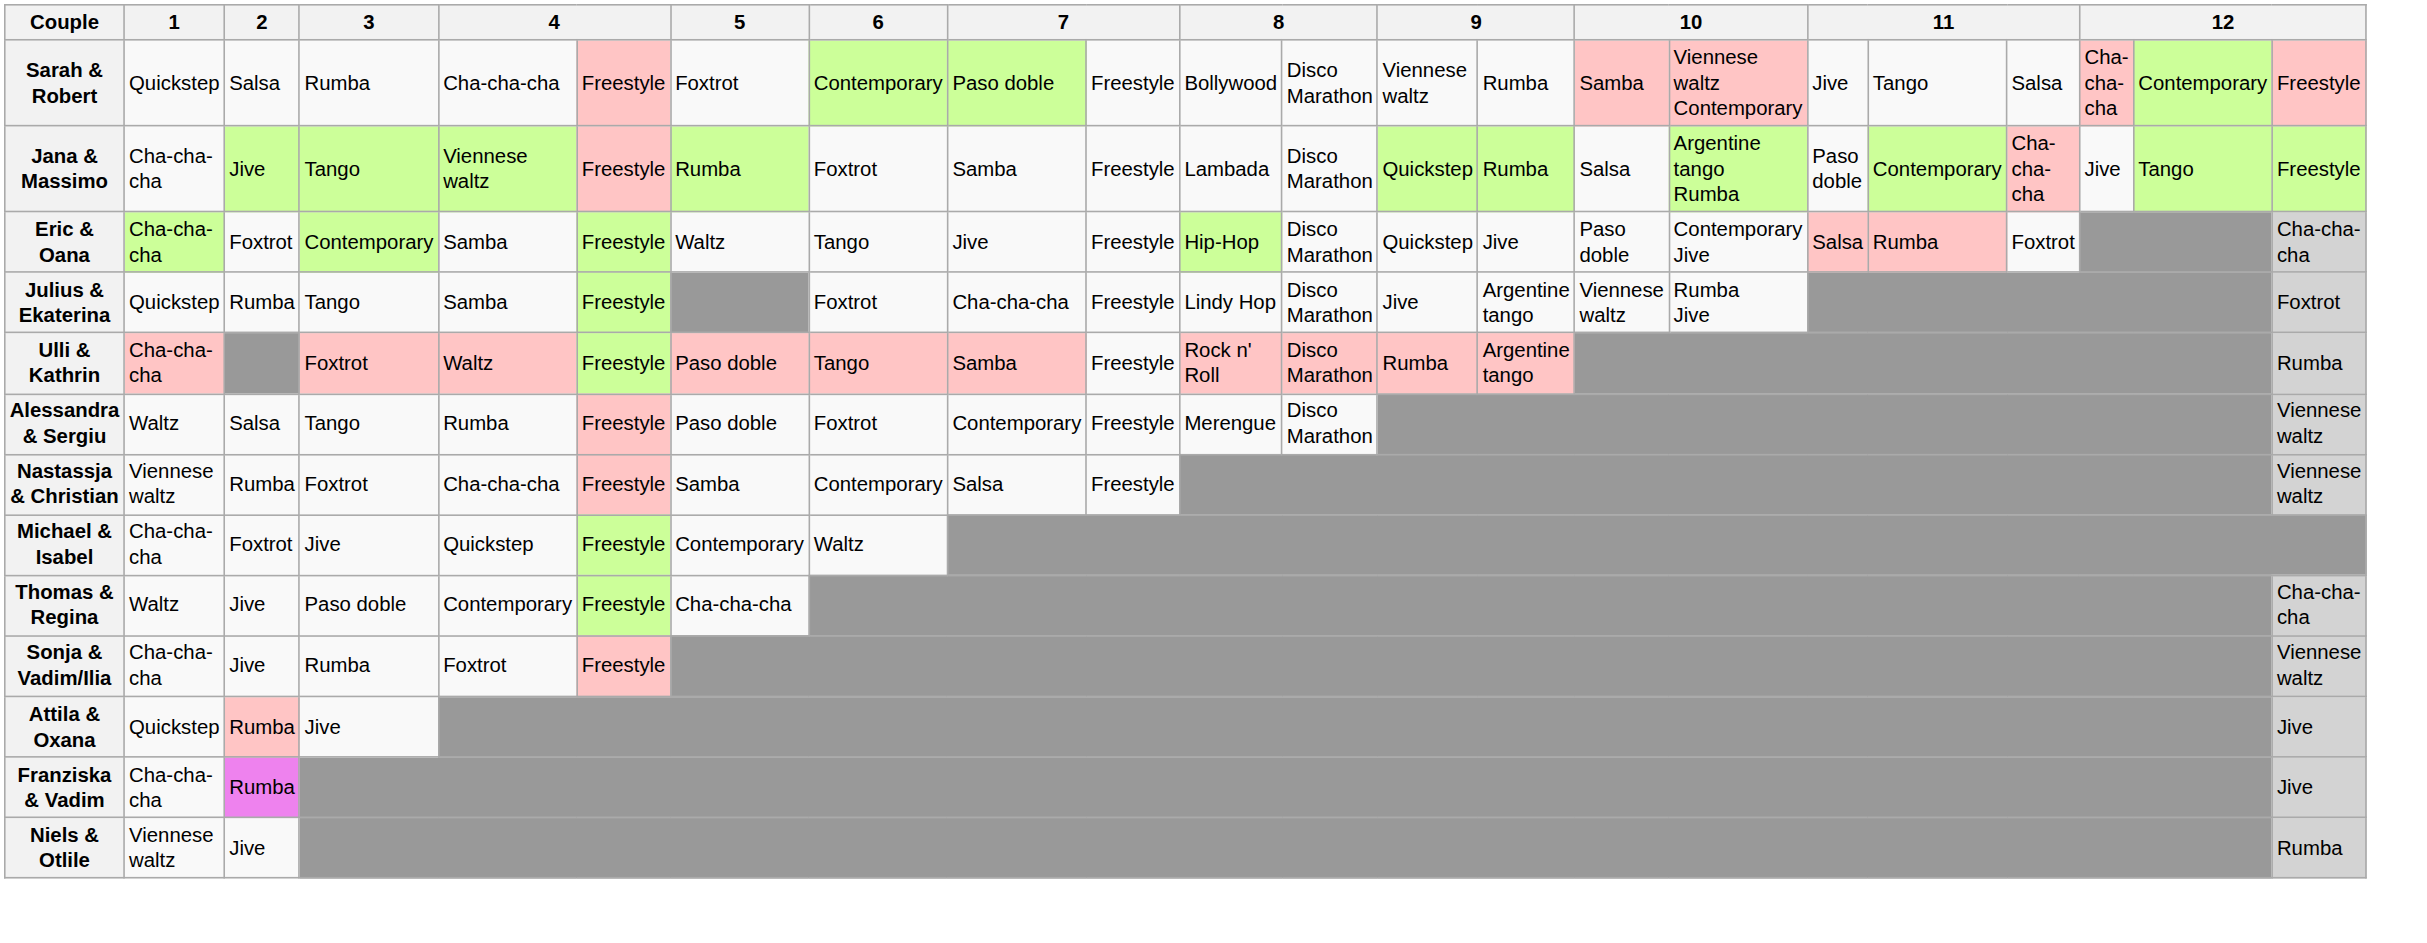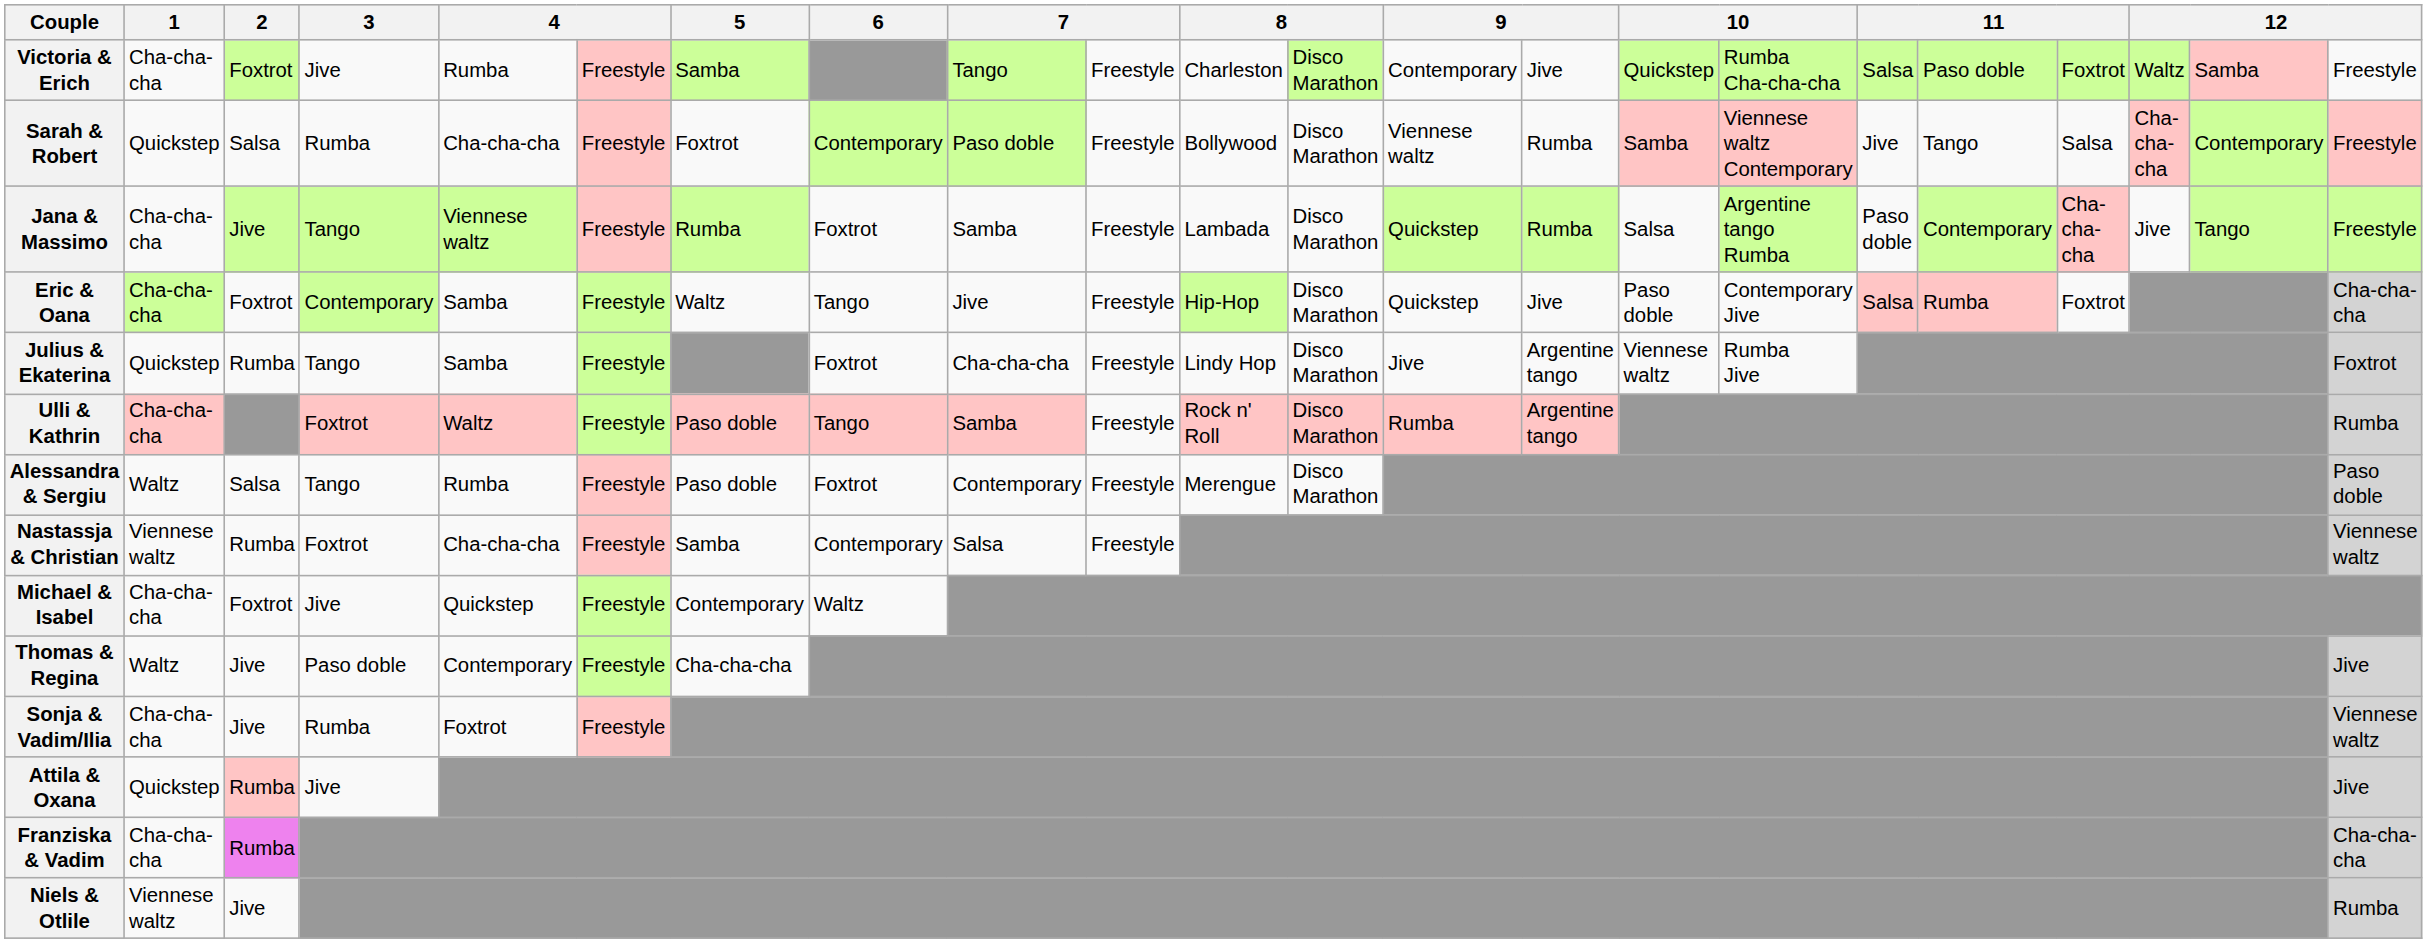+ row: (64, 69)
(2319, 423) Viennese waltz -> (2358, 484) Paso doble
(2319, 605) Cha-cha-cha -> (2351, 665) Jive
(2295, 786) Jive -> (2375, 847) Cha-cha-cha
